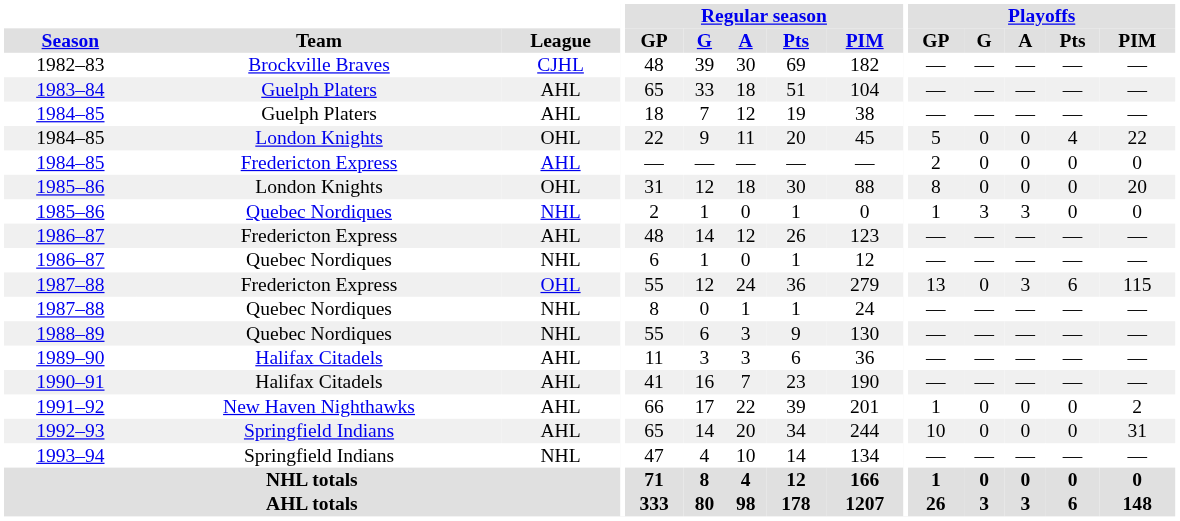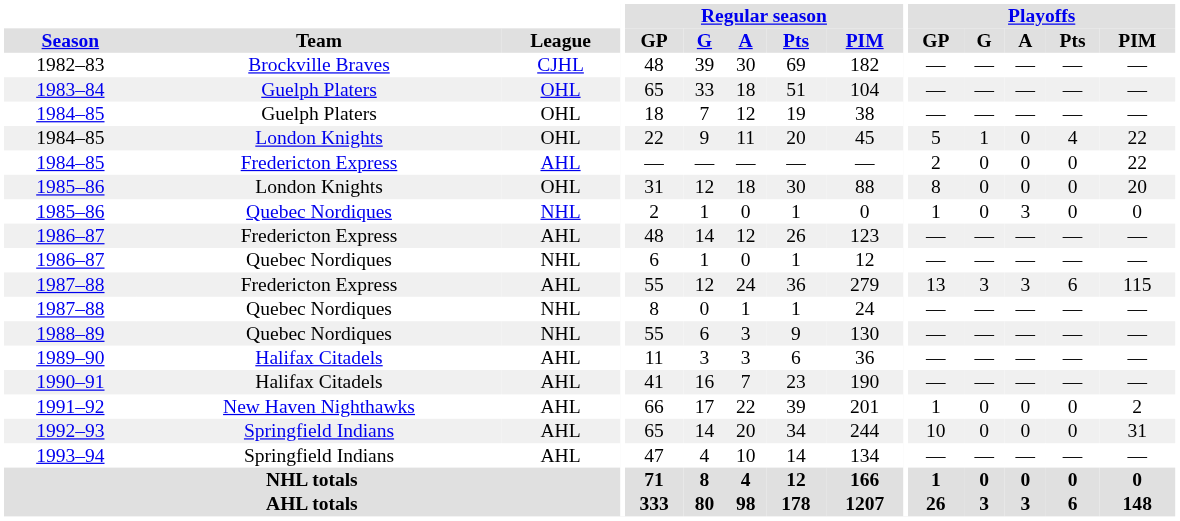(561, 89) AHL -> (561, 89) OHL
(561, 113) AHL -> (561, 113) OHL
(984, 138) 0 -> (984, 138) 1
(1137, 162) 0 -> (1137, 162) 22
(984, 211) 3 -> (984, 211) 0
(561, 284) OHL -> (561, 284) AHL
(984, 284) 0 -> (984, 284) 3
(561, 455) NHL -> (561, 455) AHL
